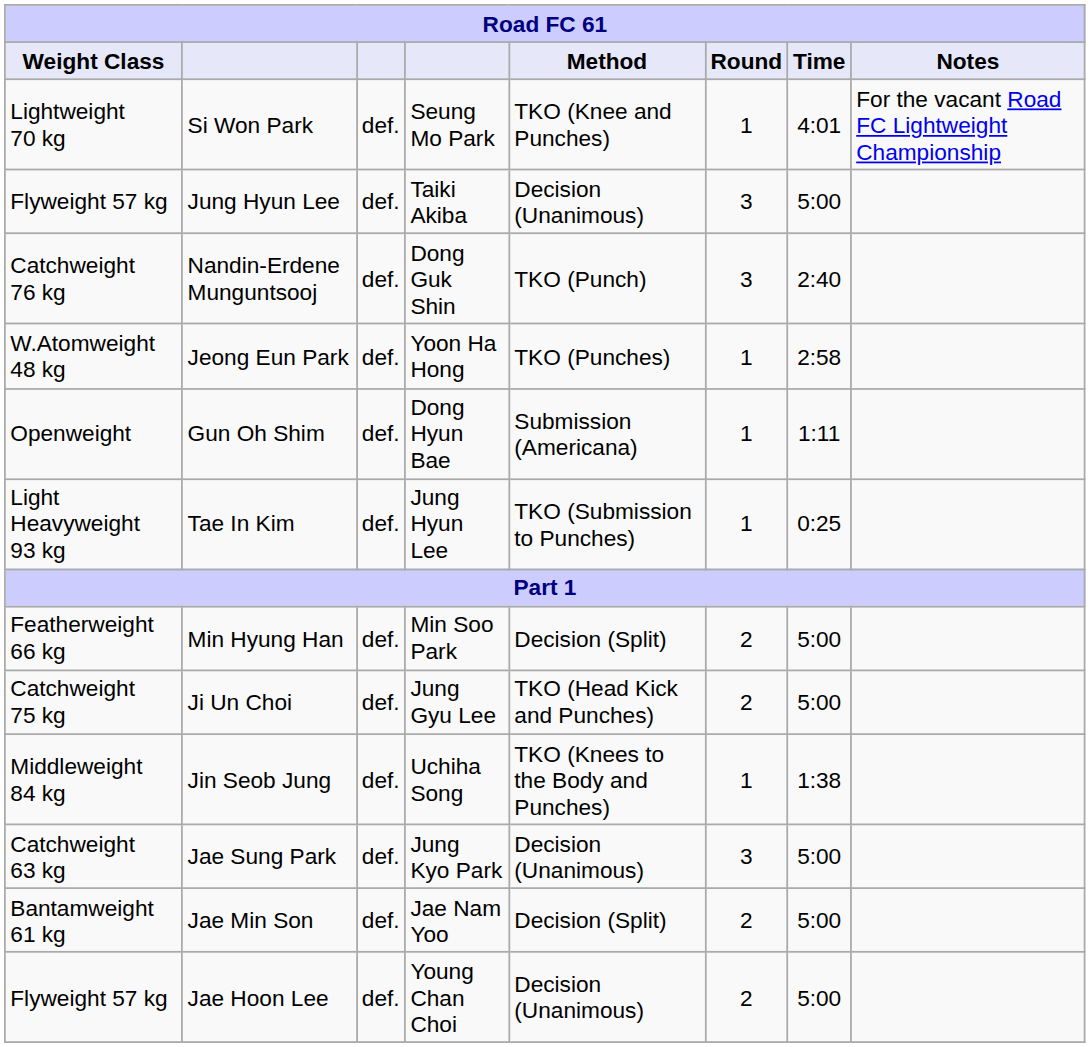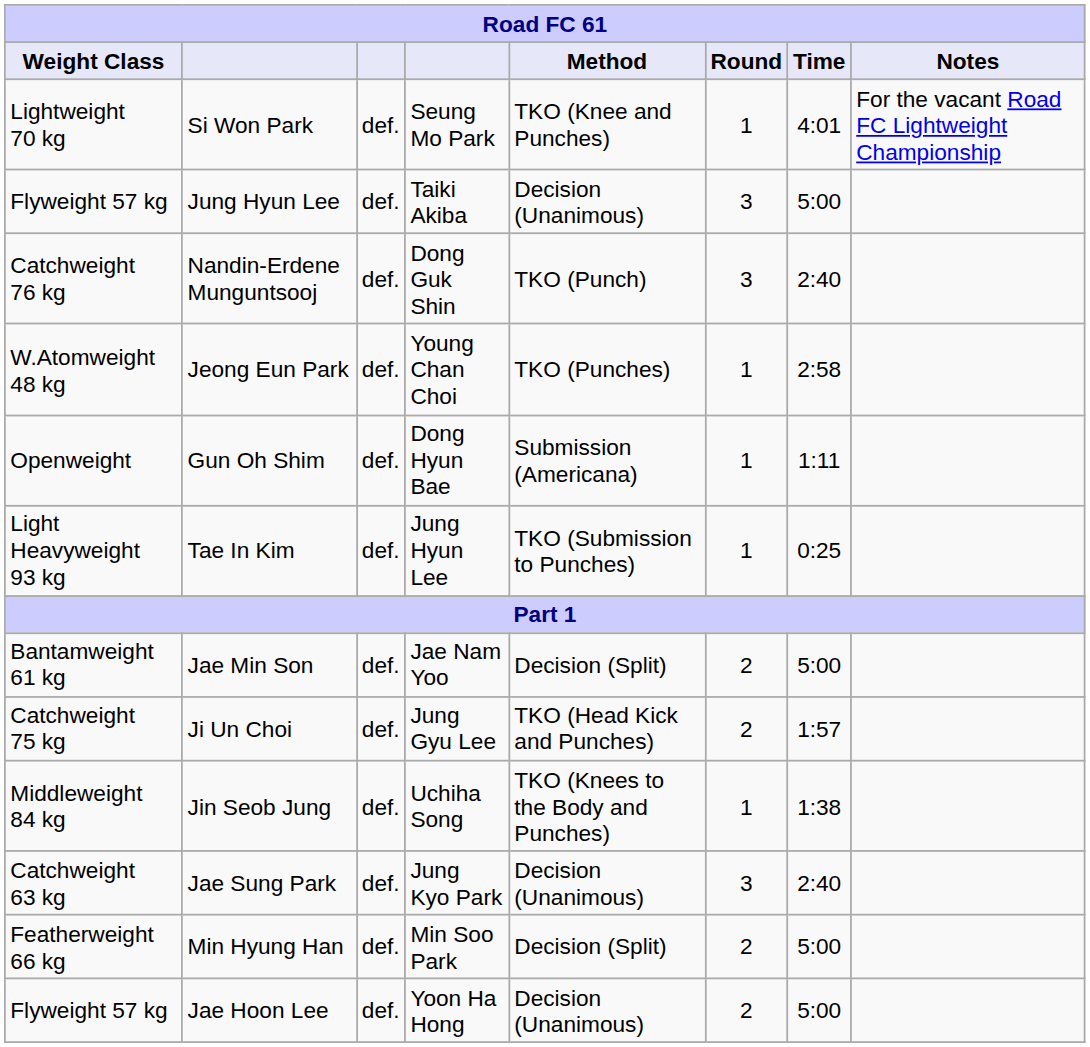(453, 356) Yoon Ha Hong -> (442, 369) Young Chan Choi
rows swapped: (251, 920) <-> (266, 638)
(819, 702) 5:00 -> (819, 729) 1:57
(819, 856) 5:00 -> (819, 883) 2:40
(442, 997) Young Chan Choi -> (453, 1011) Yoon Ha Hong
